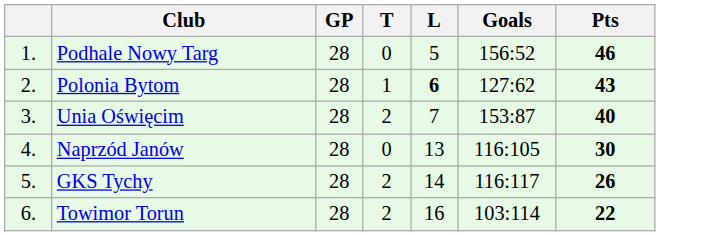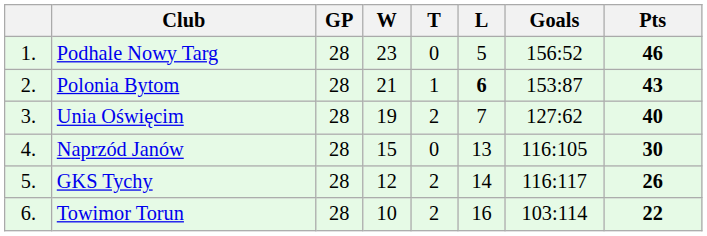+ column: (387, 20)
(507, 85) 127:62 -> (554, 85) 153:87
(507, 117) 153:87 -> (554, 117) 127:62
